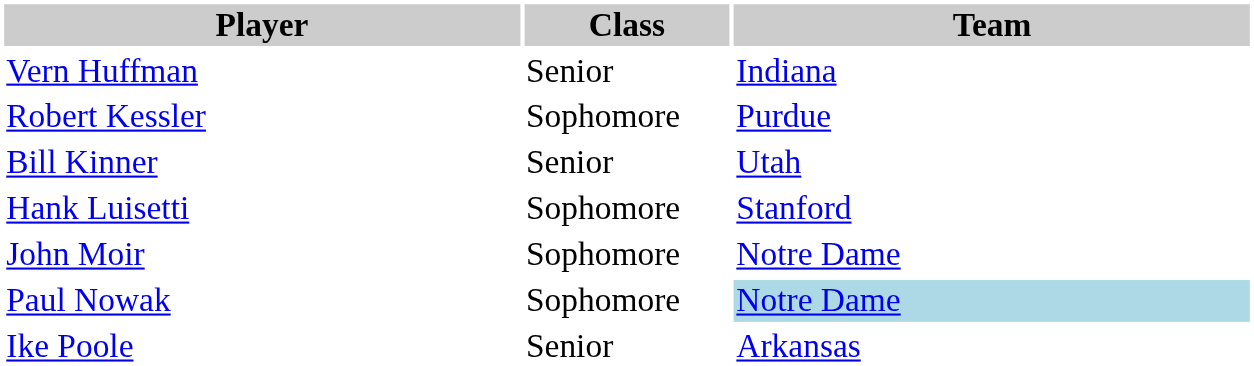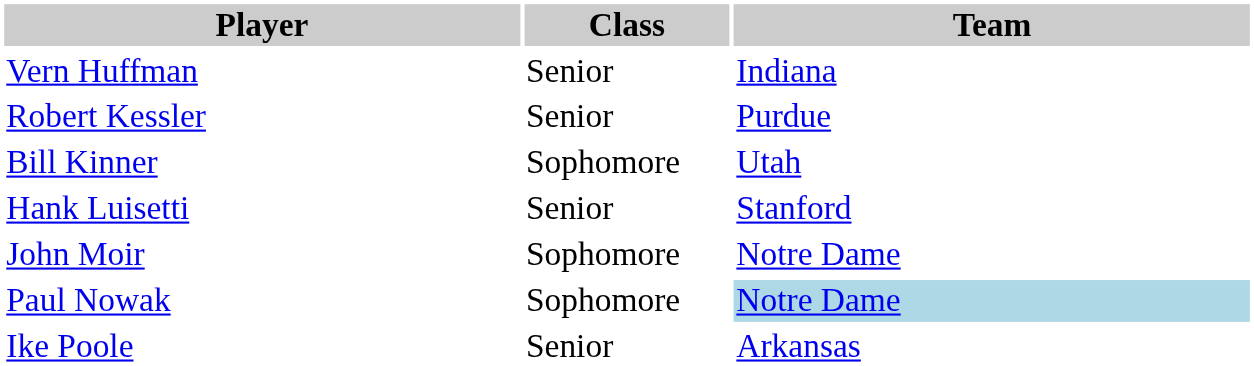(603, 116) Sophomore -> (570, 116) Senior
(570, 162) Senior -> (603, 162) Sophomore
(603, 208) Sophomore -> (570, 208) Senior
